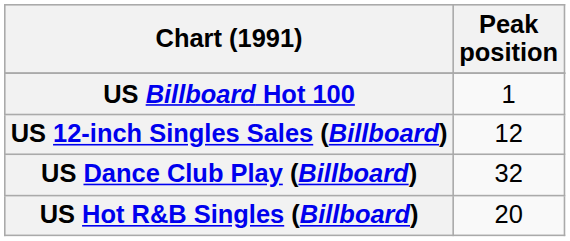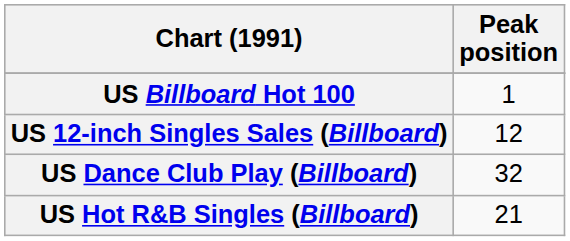(509, 214) 20 -> (509, 214) 21
